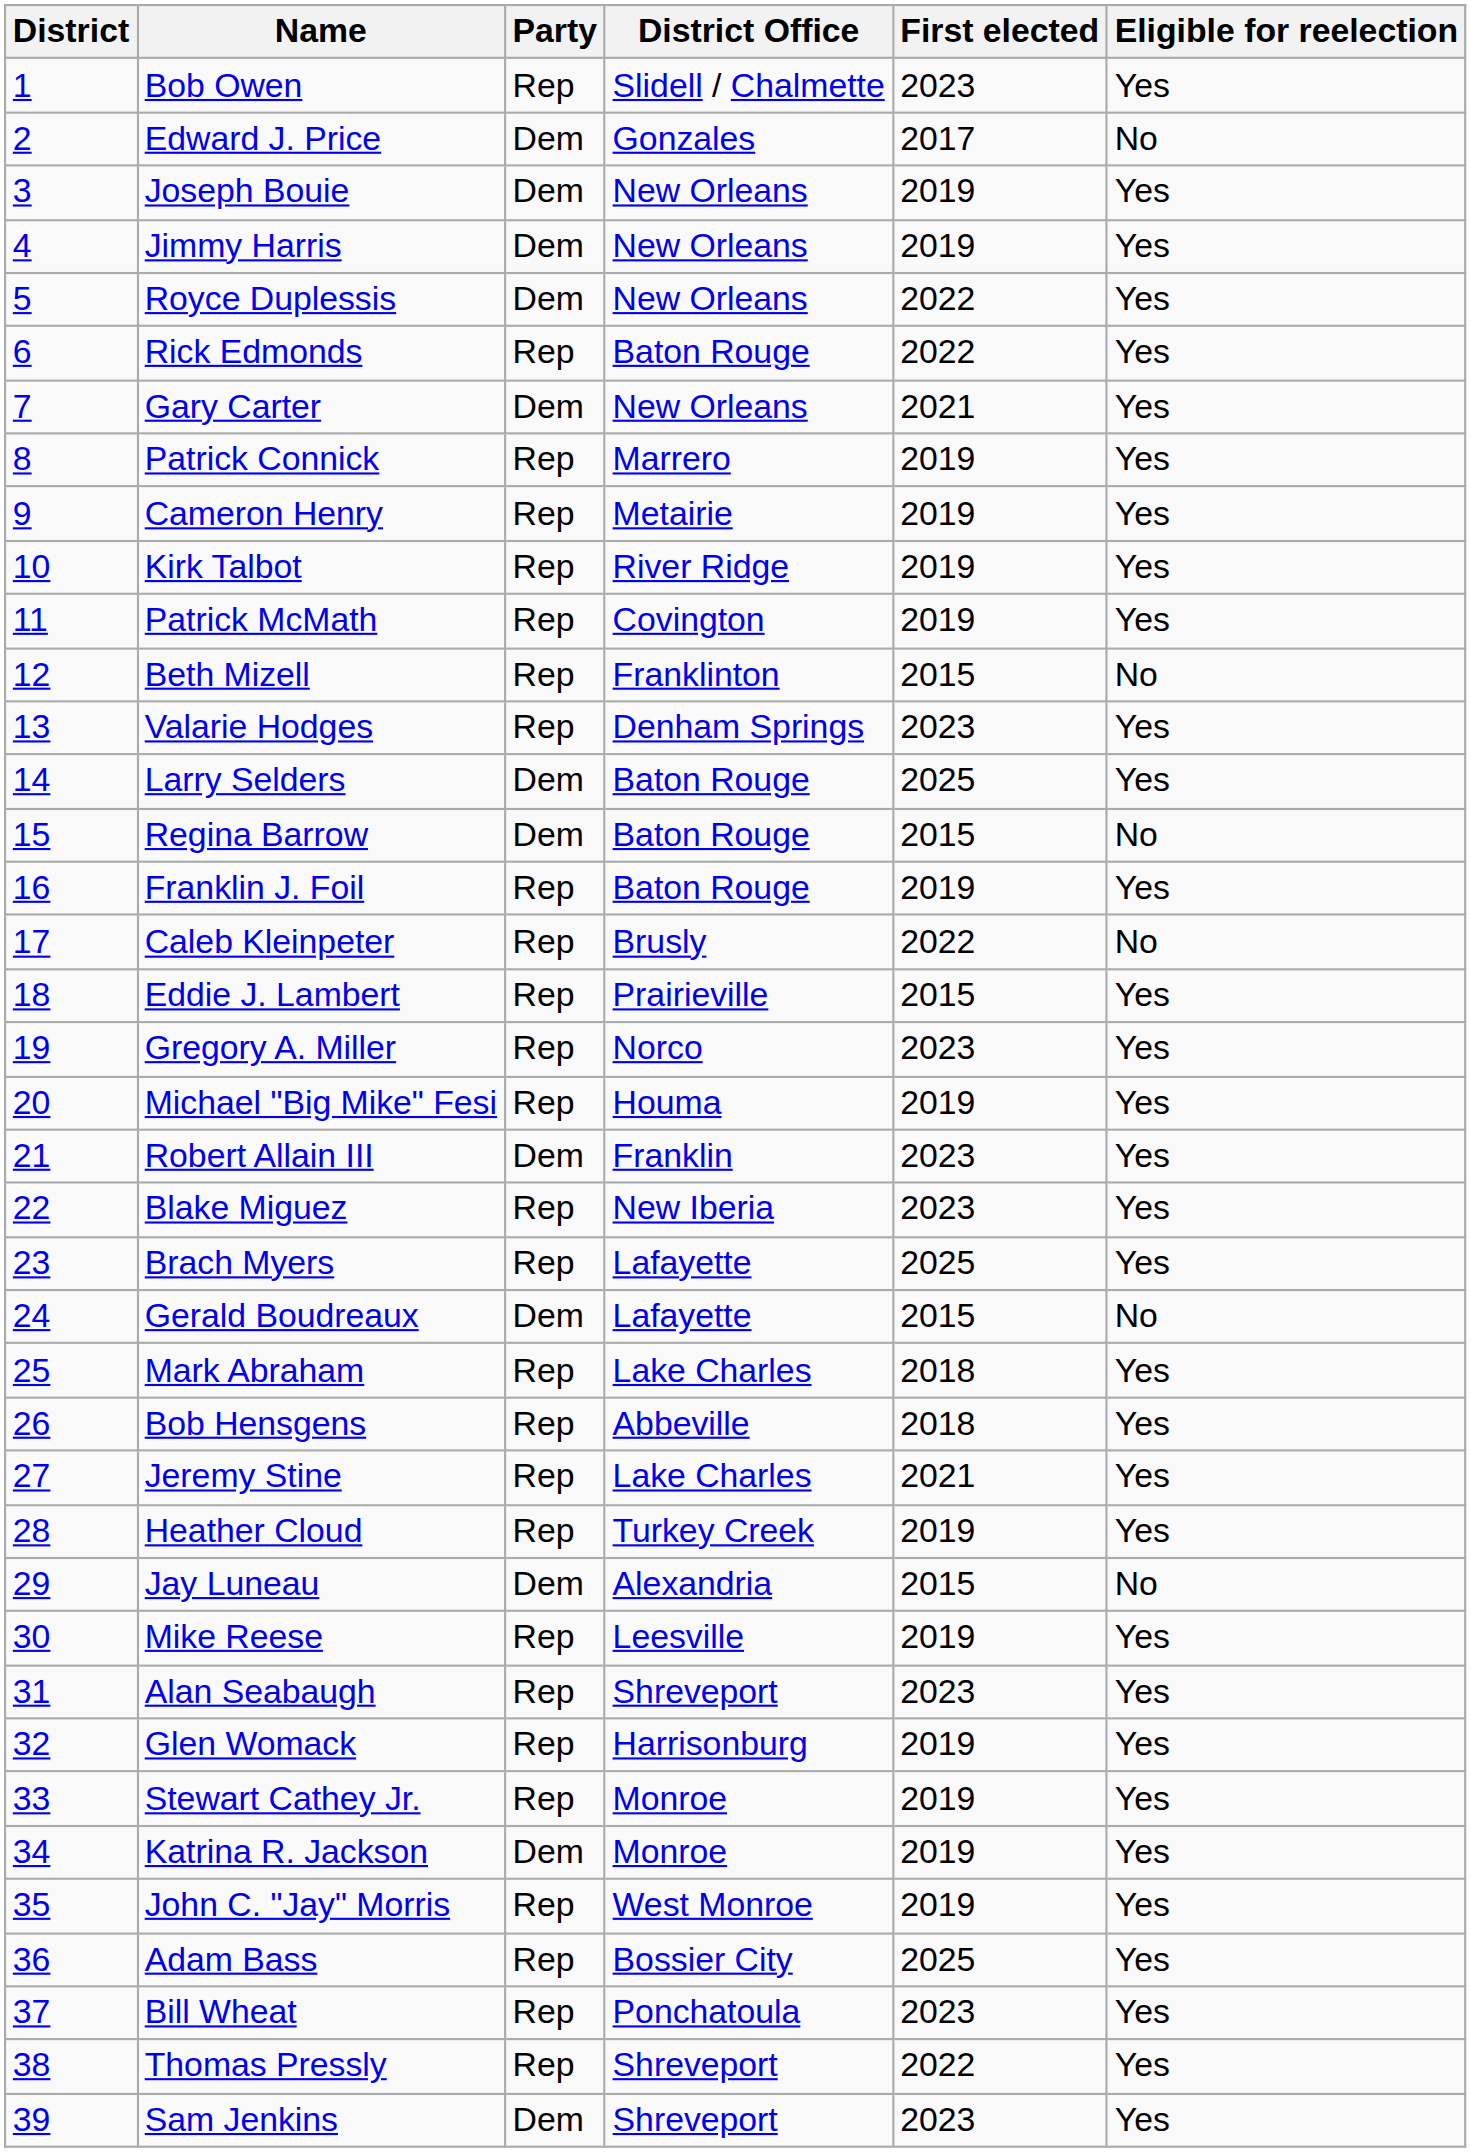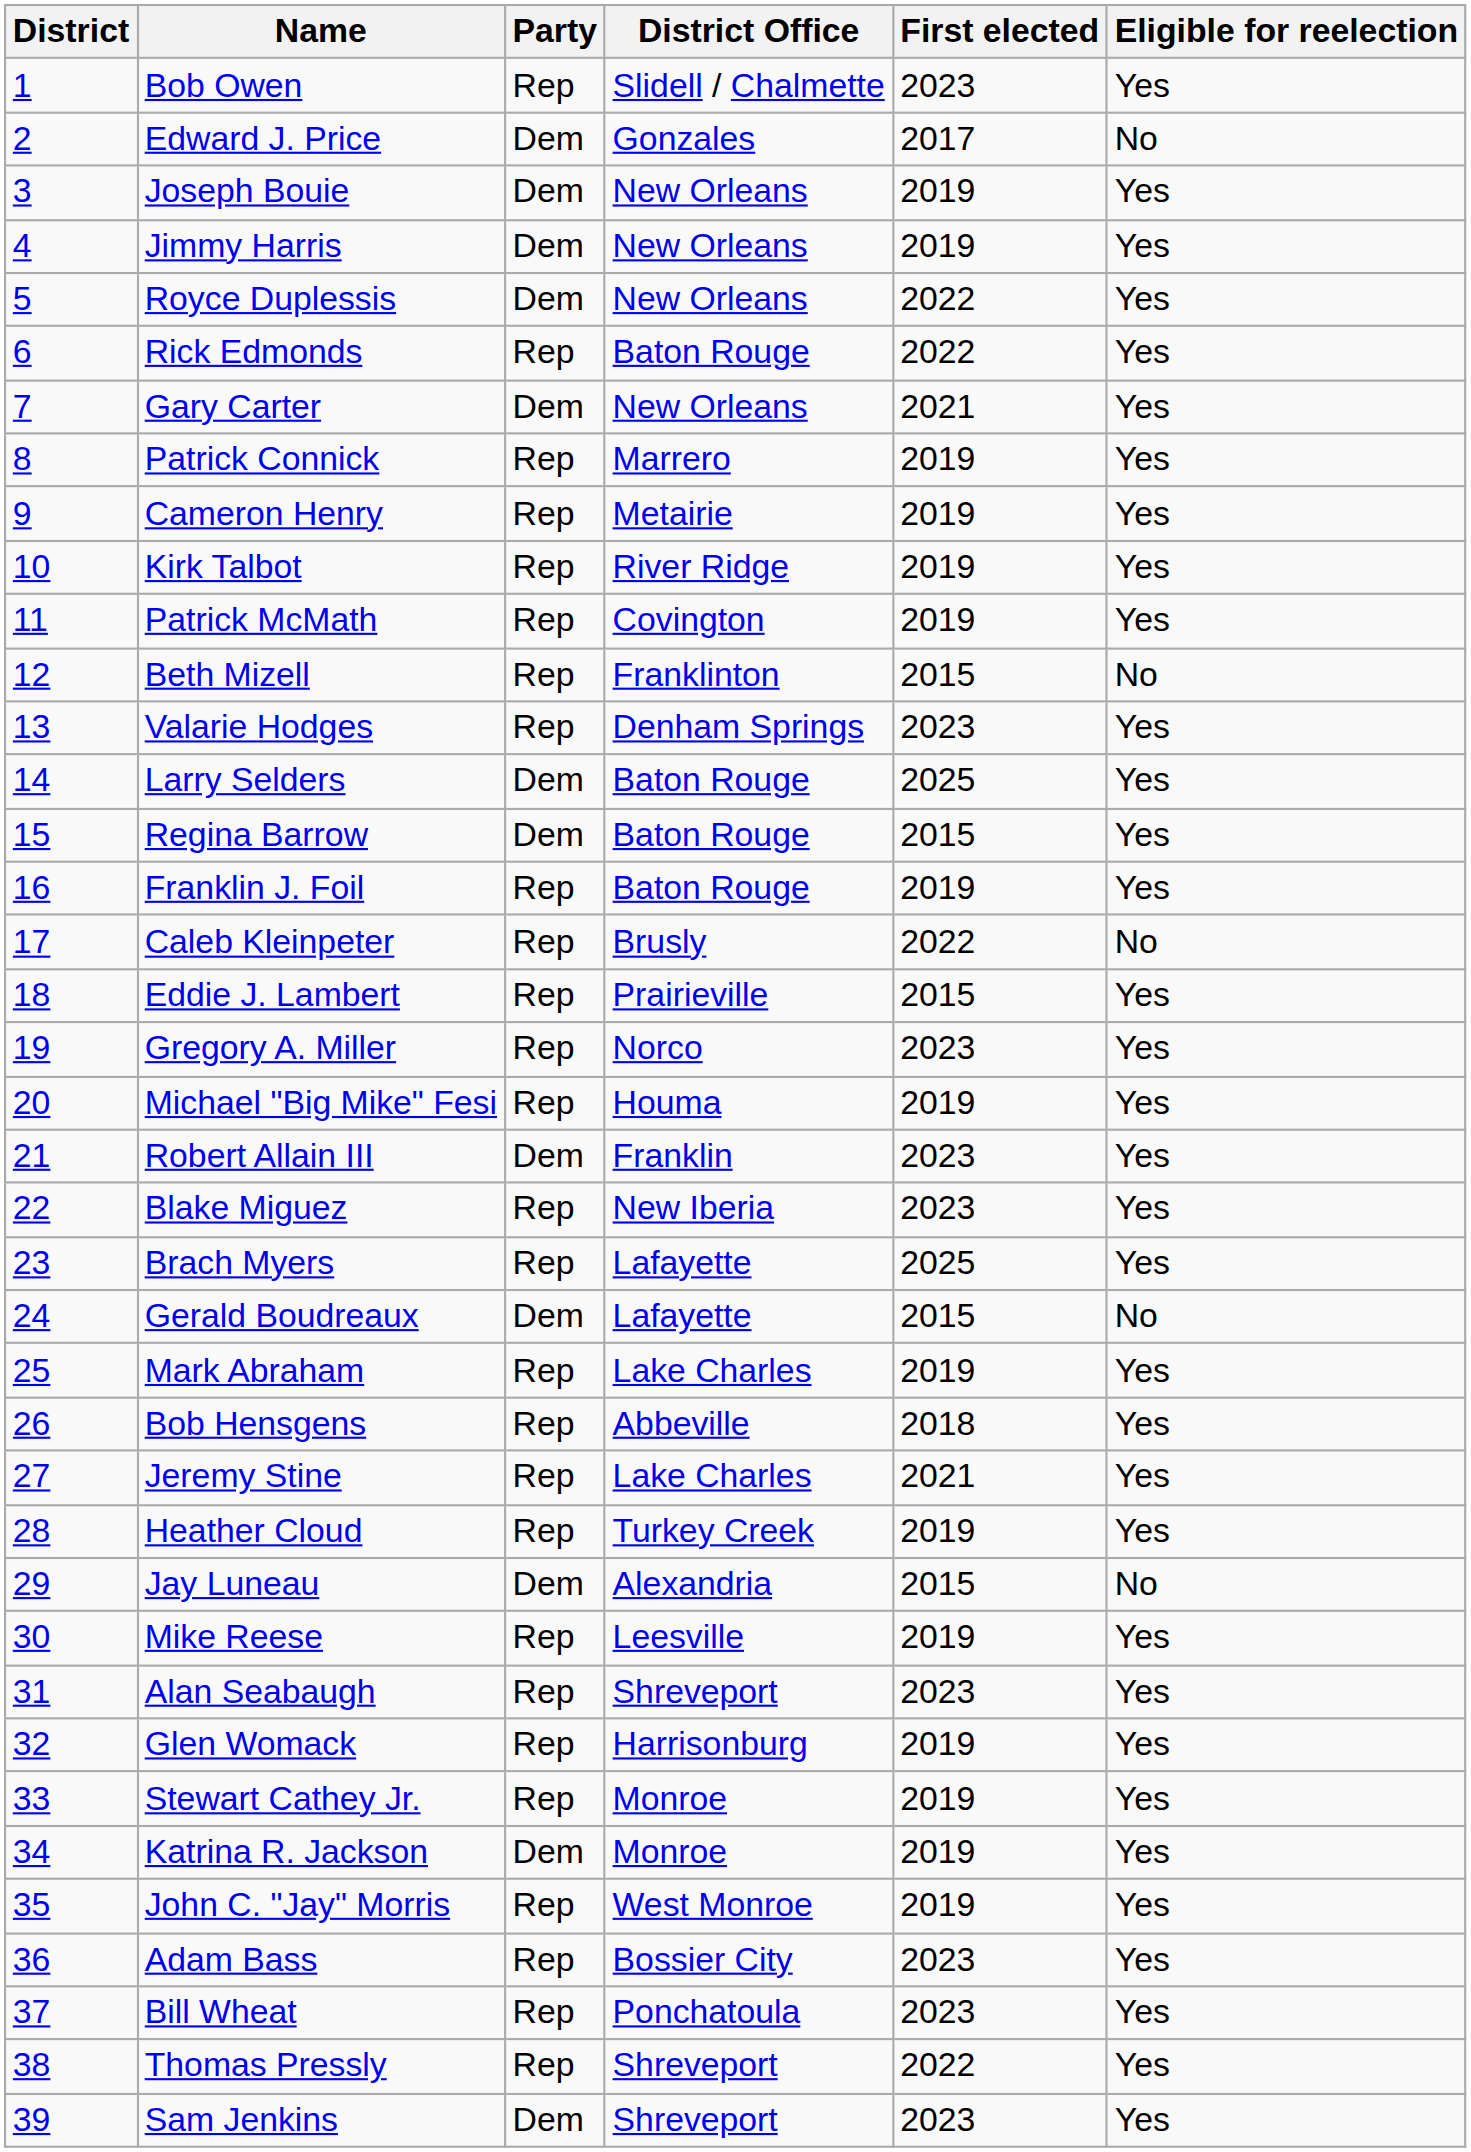(1136, 834) No -> (1142, 834) Yes
(938, 1369) 2018 -> (938, 1369) 2019
(938, 1958) 2025 -> (938, 1958) 2023
